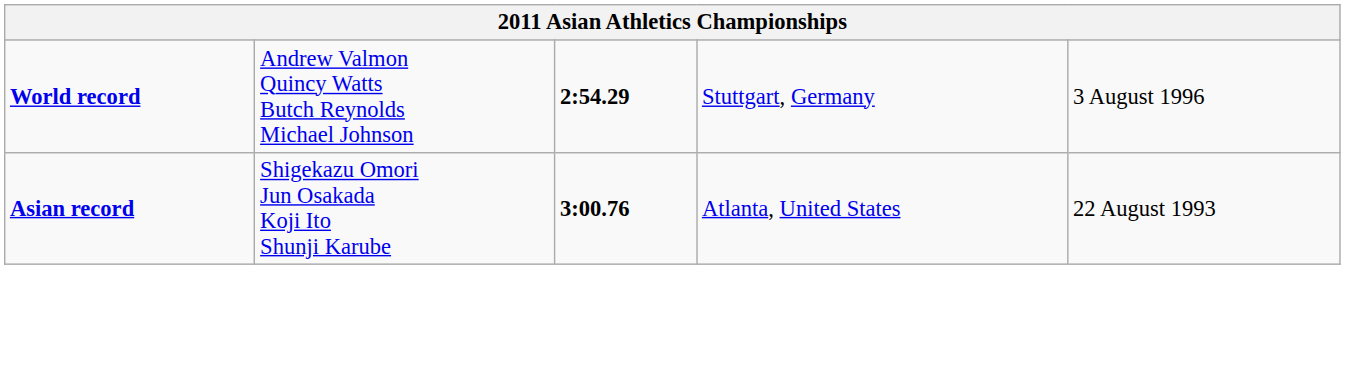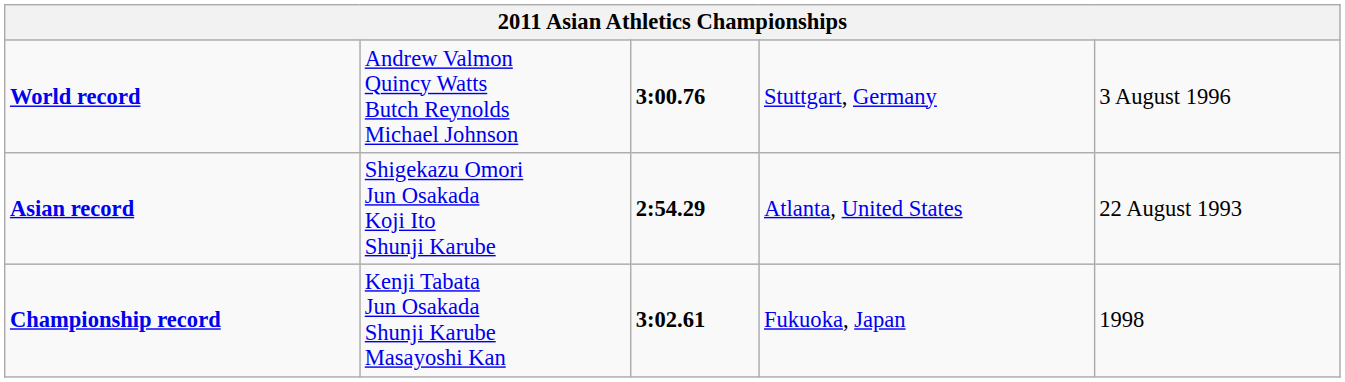(595, 96) 2:54.29 -> (671, 96) 3:00.76
(595, 208) 3:00.76 -> (671, 208) 2:54.29
+ row: (115, 320)
